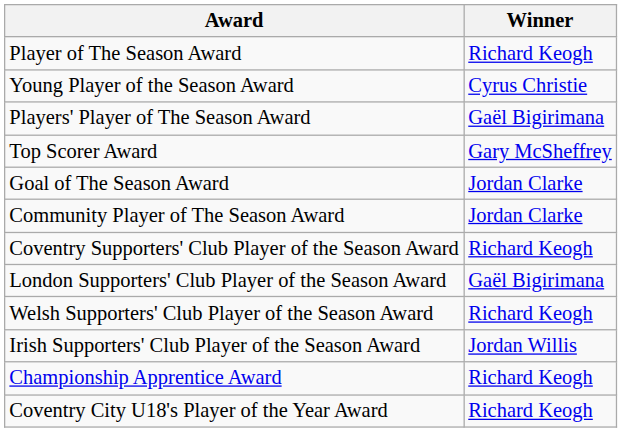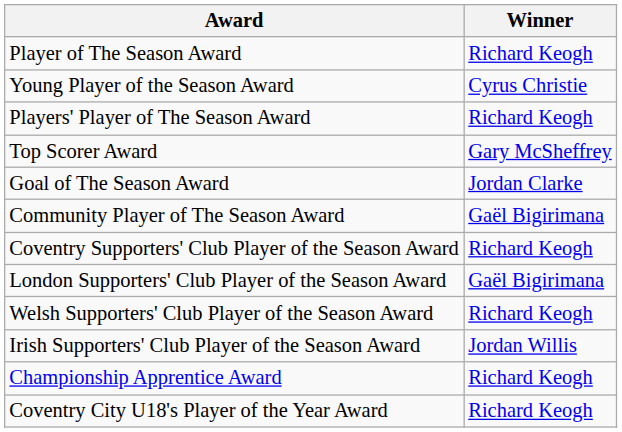(536, 118) Gaël Bigirimana -> (531, 118) Richard Keogh
(525, 215) Jordan Clarke -> (536, 215) Gaël Bigirimana
